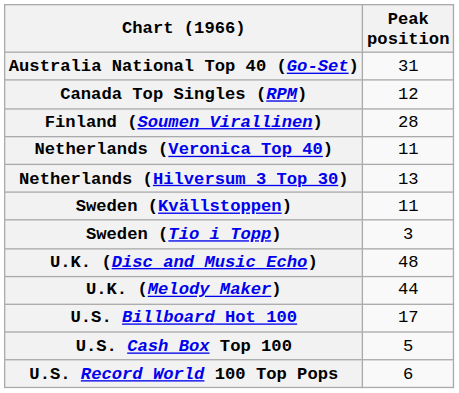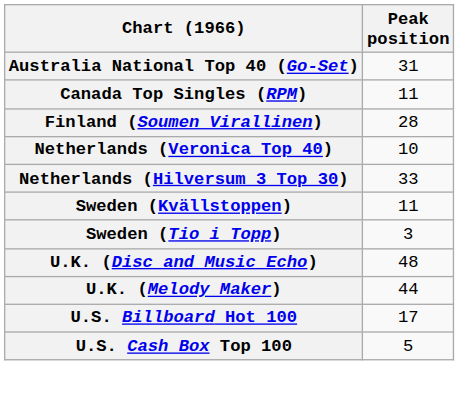(408, 94) 12 -> (408, 94) 11
(408, 150) 11 -> (408, 150) 10
(408, 178) 13 -> (408, 178) 33
- row: (184, 374)
